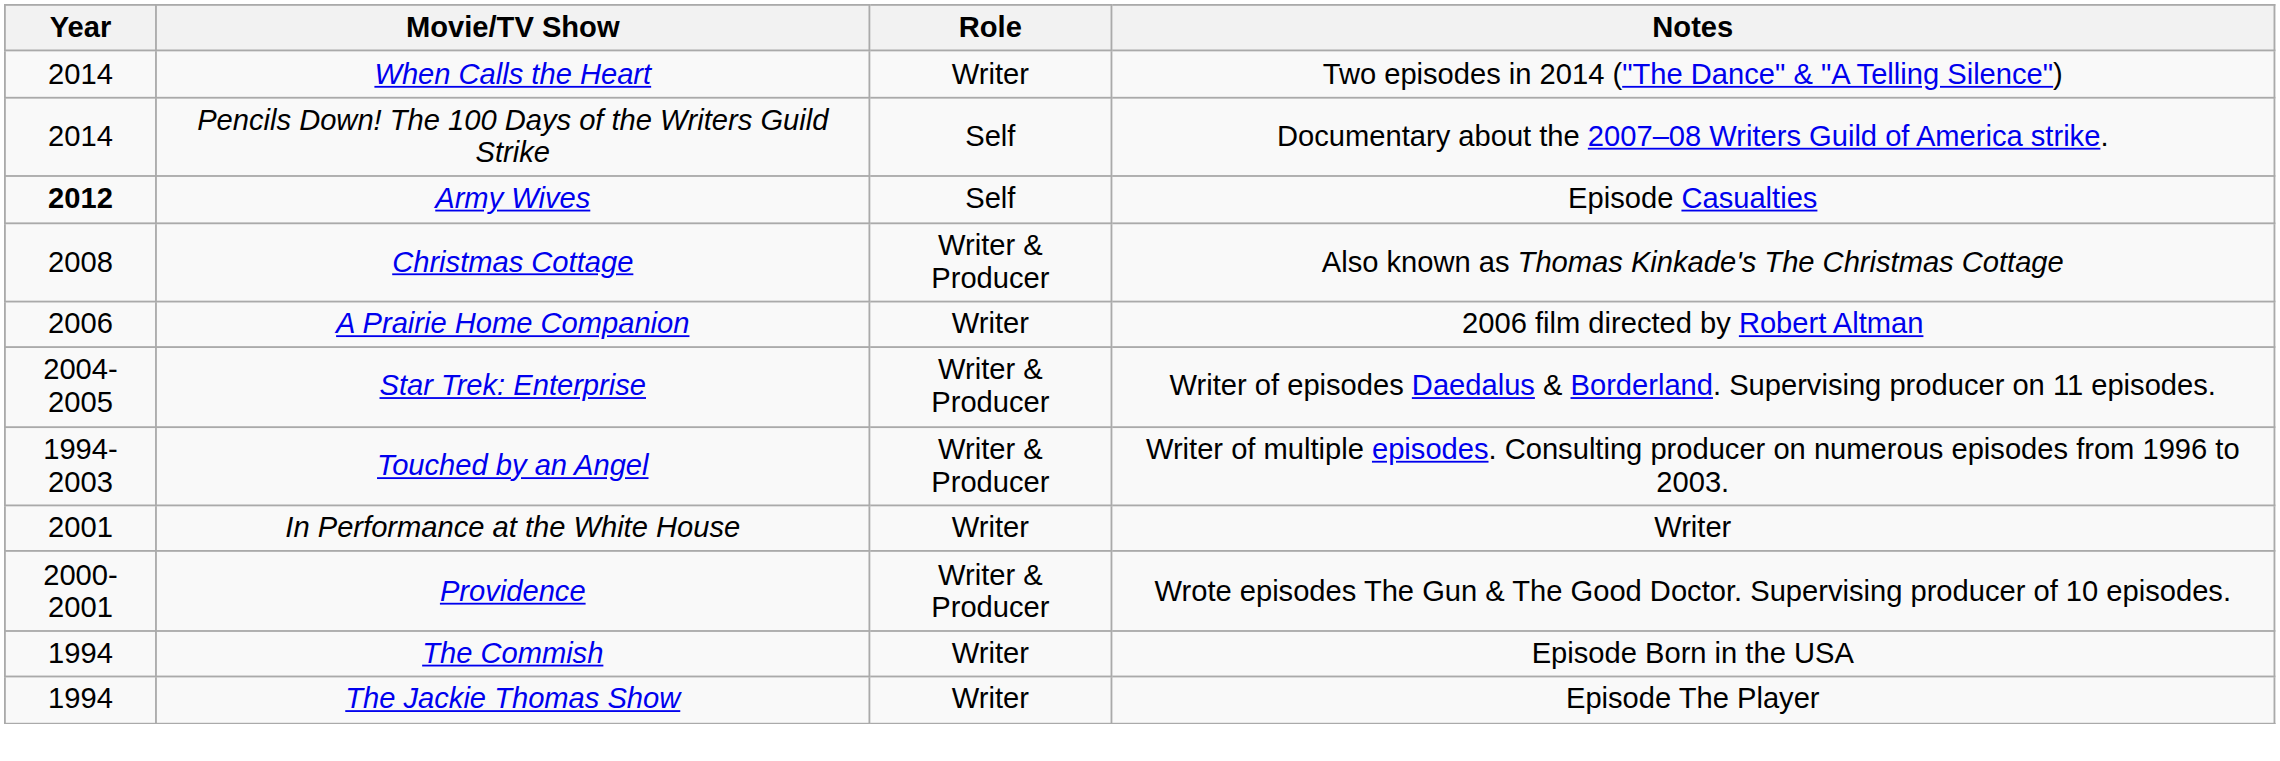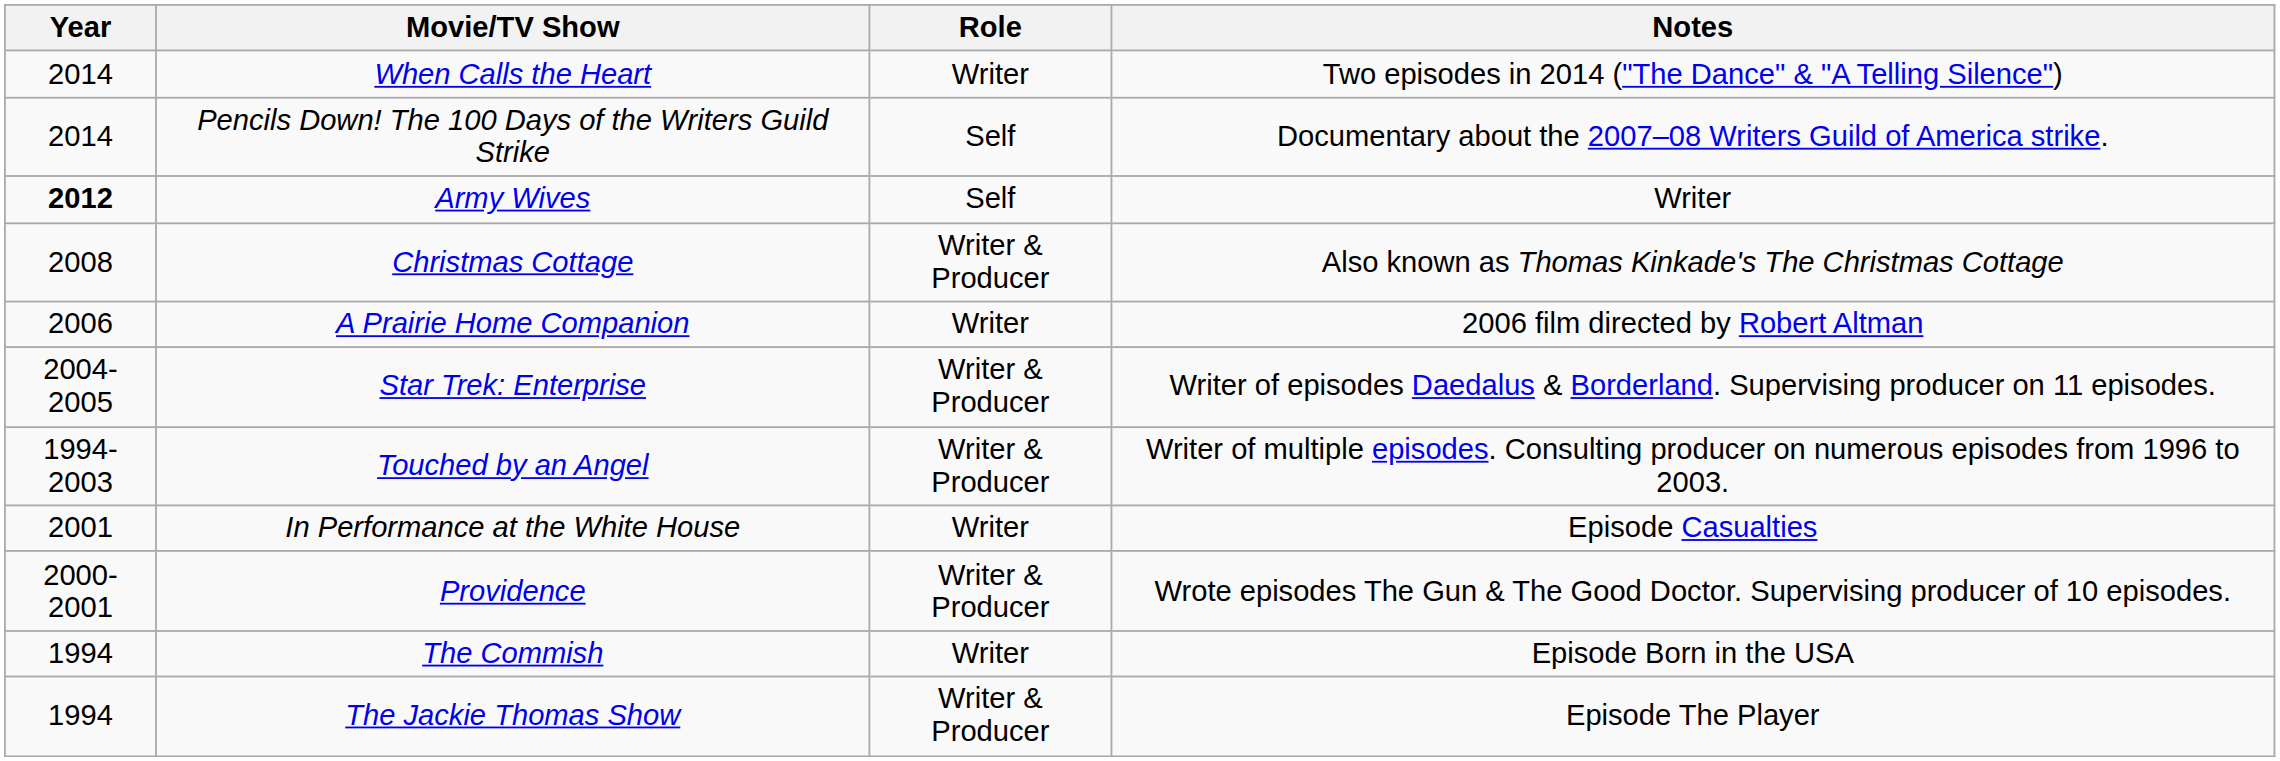(1693, 198) Episode Casualties -> (1693, 198) Writer
(1693, 528) Writer -> (1693, 528) Episode Casualties
(990, 699) Writer -> (990, 715) Writer & Producer
